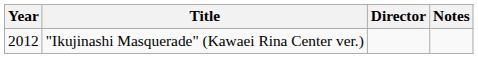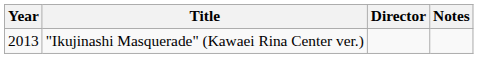(23, 41) 2012 -> (23, 41) 2013
